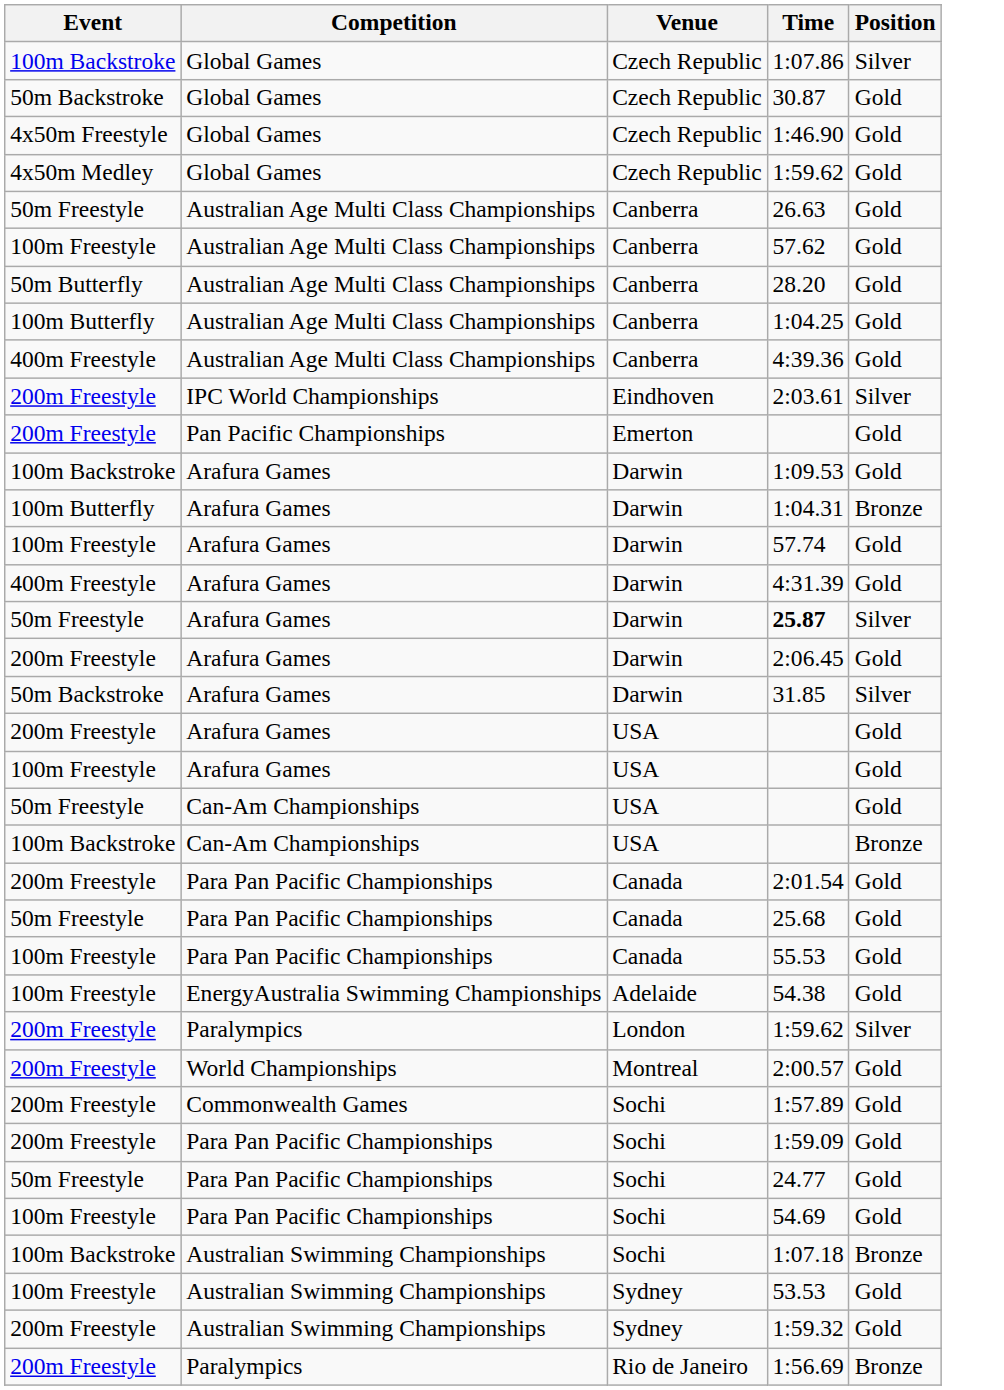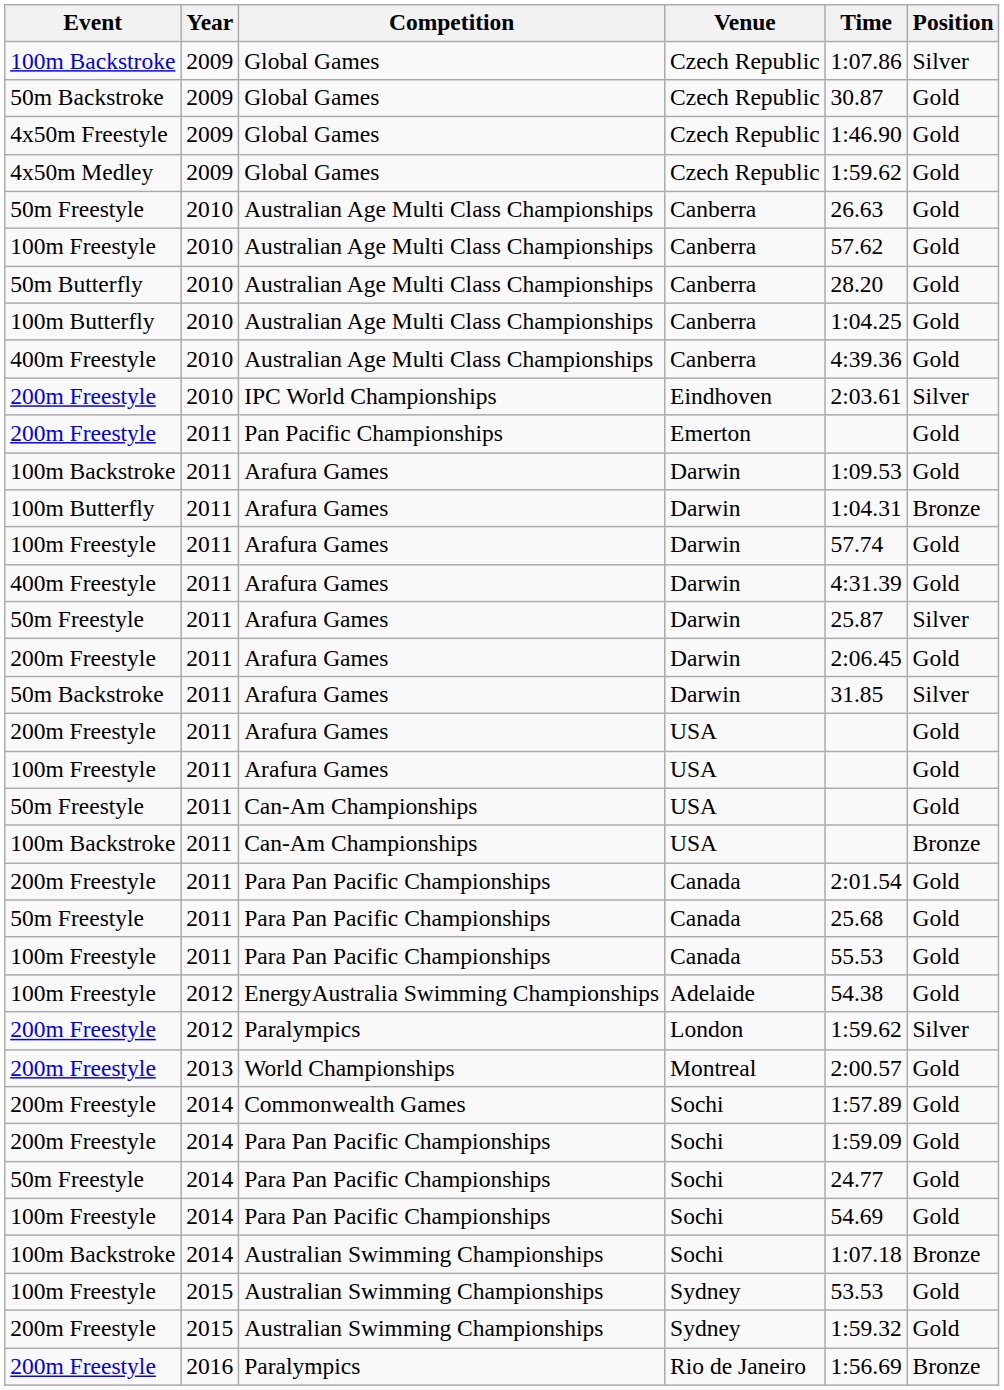+ column: (210, 23)
(799, 619) bold -> (857, 619) normal
